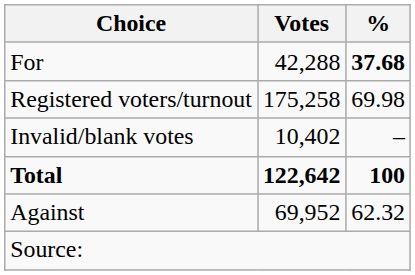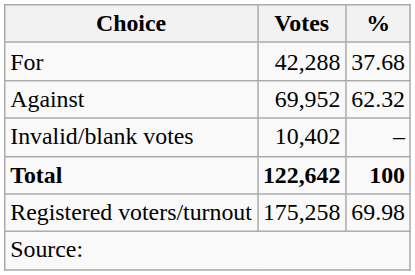(378, 61) bold -> (378, 61) normal
rows swapped: (47, 212) <-> (131, 99)
